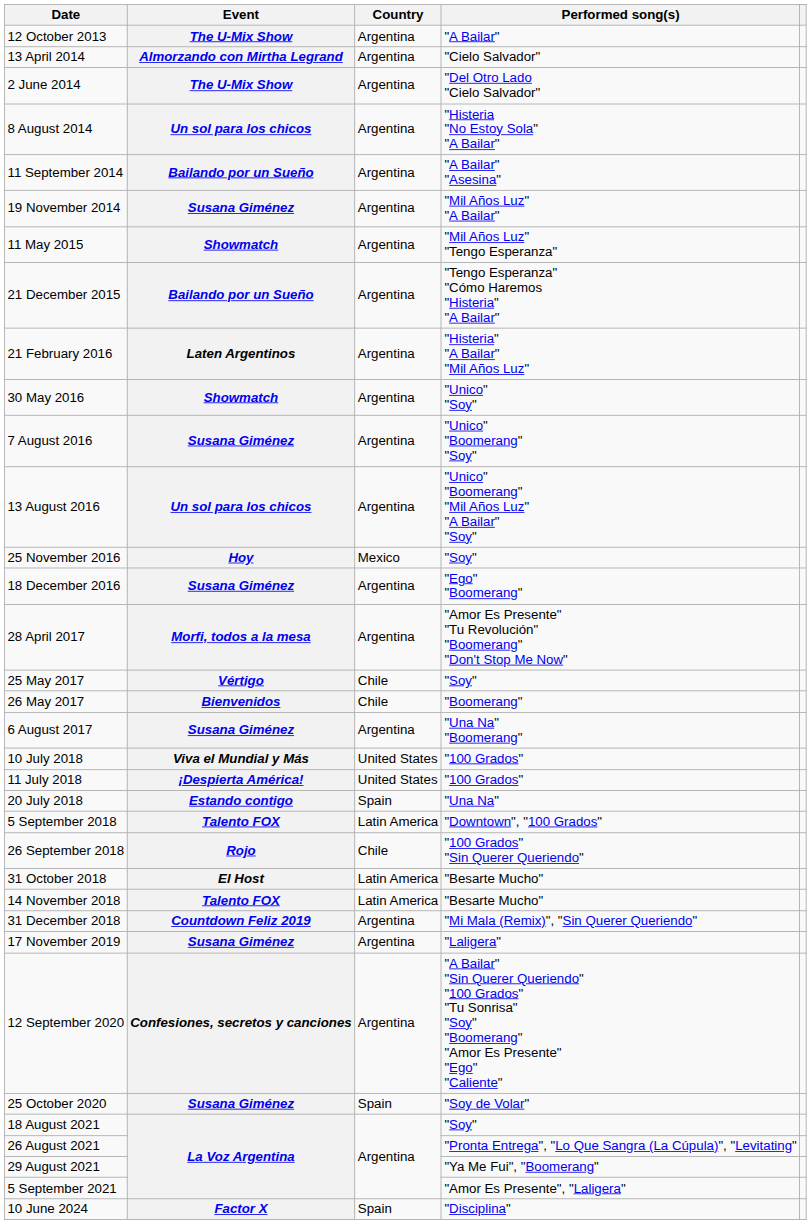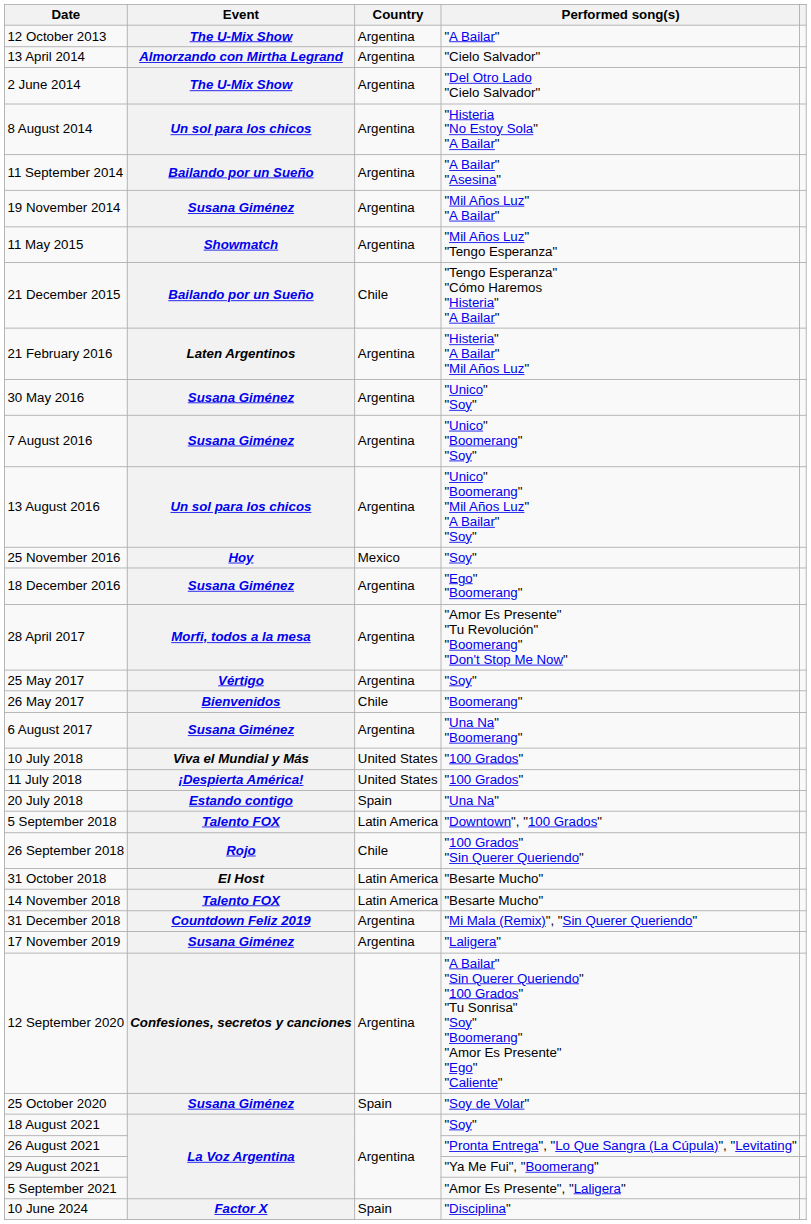(386, 295) Argentina -> (373, 295) Chile
(241, 397) Showmatch -> (241, 397) Susana Giménez
(373, 680) Chile -> (386, 680) Argentina
